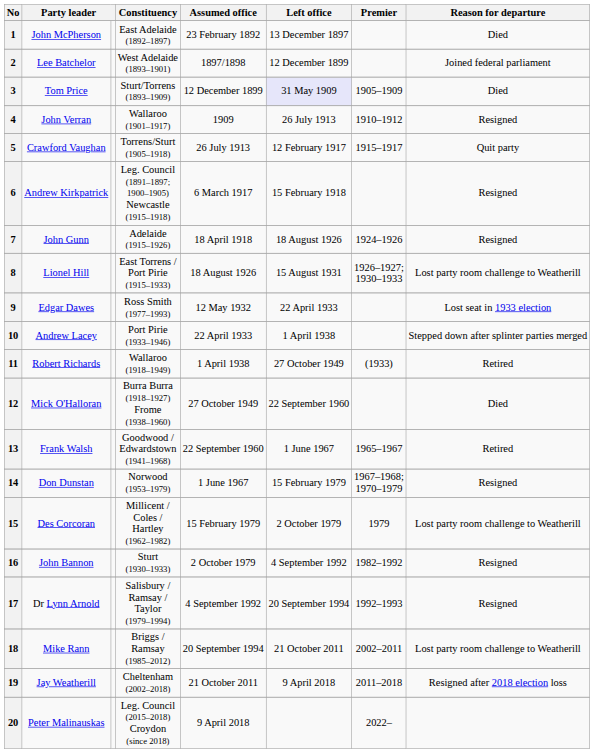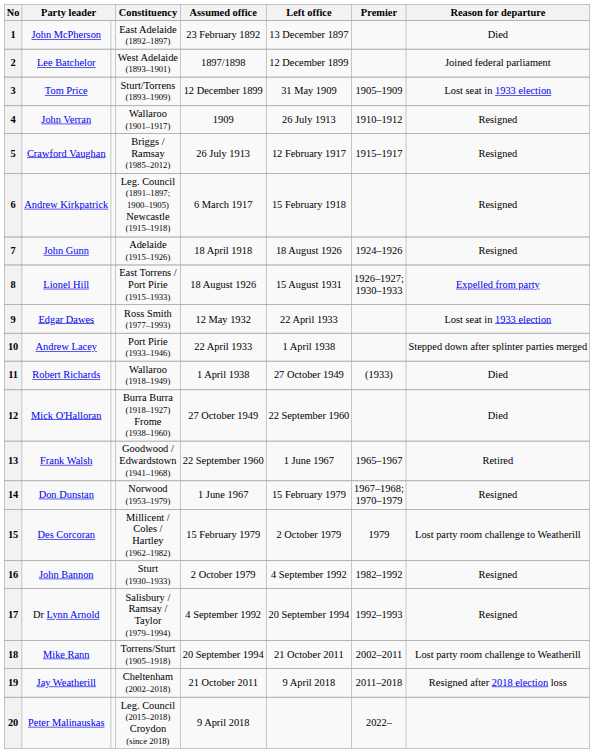(309, 91) lavender background -> (309, 91) no background
(498, 91) Died -> (498, 91) Lost seat in 1933 election
(148, 147) Torrens/Sturt (1905–1918) -> (148, 153) Briggs / Ramsay (1985–2012)
(498, 147) Quit party -> (498, 153) Resigned
(498, 273) Lost party room challenge to Weatherill -> (498, 285) Expelled from party
(498, 363) Retired -> (498, 375) Died
(148, 648) Briggs / Ramsay (1985–2012) -> (148, 654) Torrens/Sturt (1905–1918)
